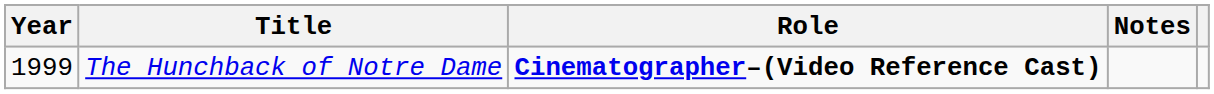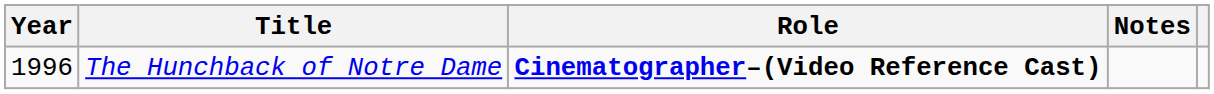(42, 68) 1999 -> (42, 68) 1996
